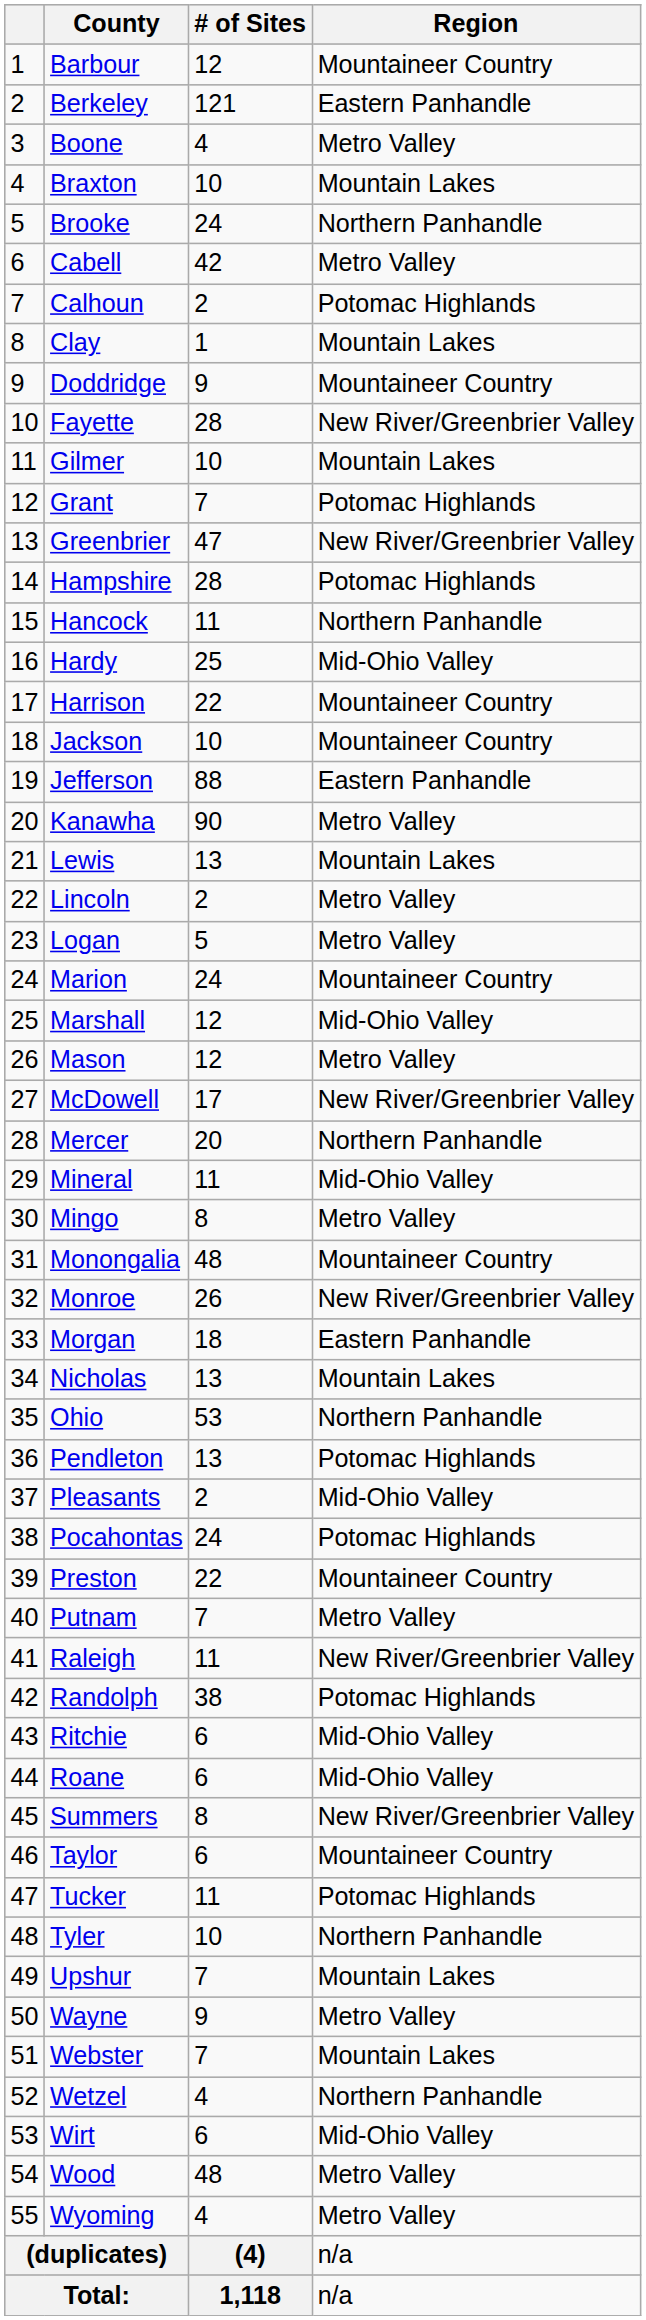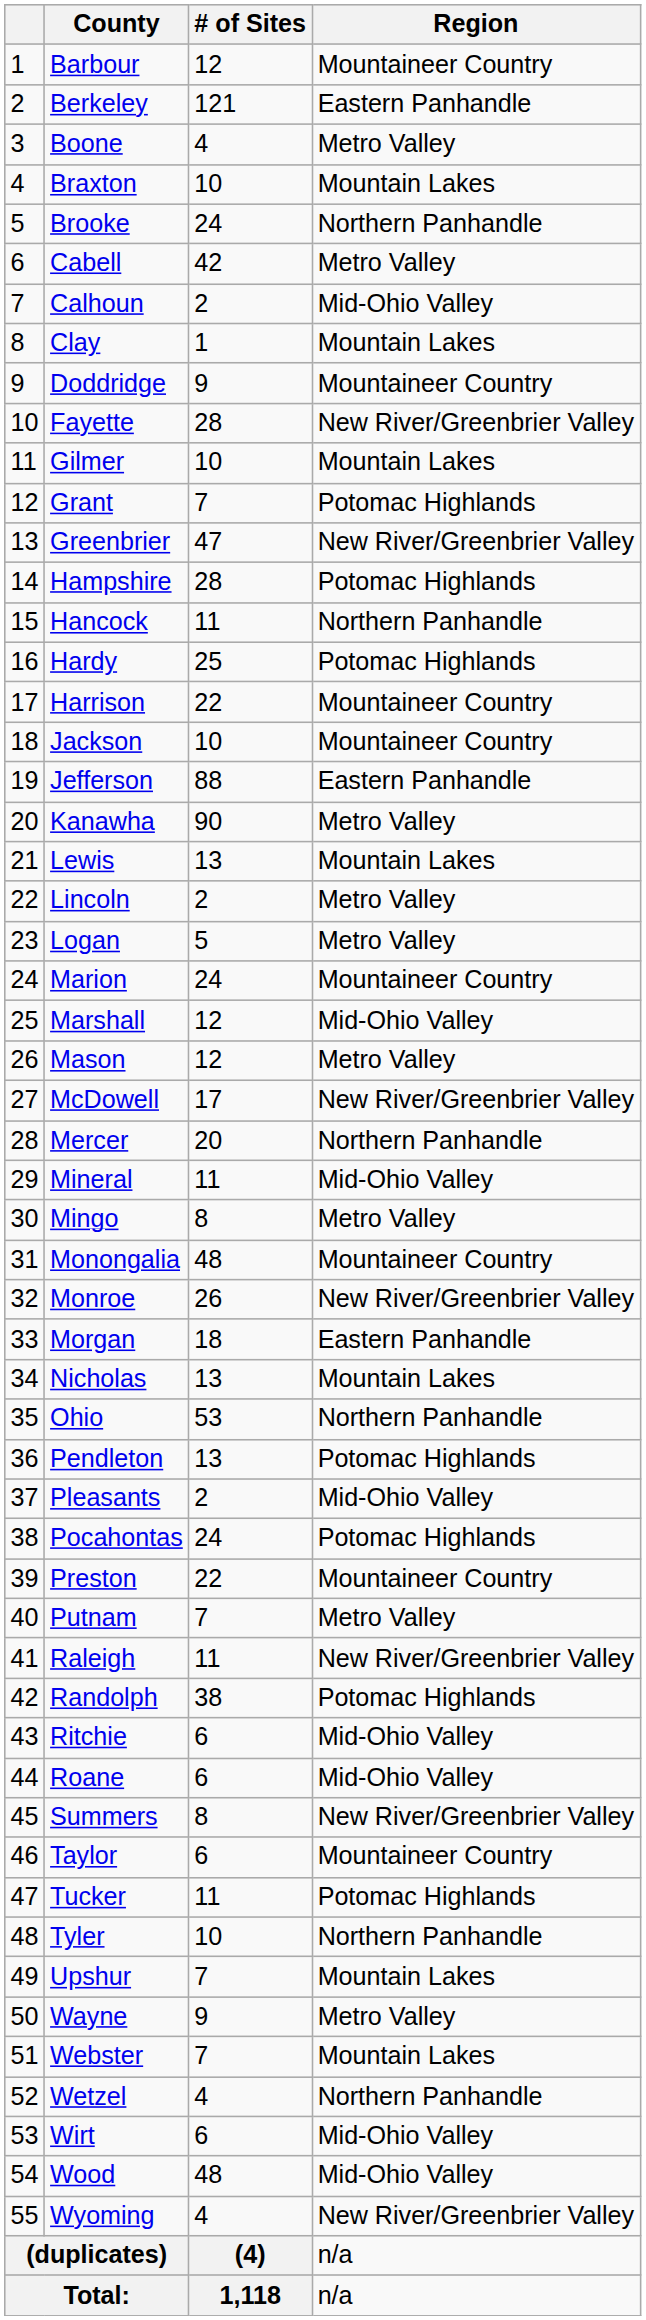(427, 303) Potomac Highlands -> (405, 303) Mid-Ohio Valley
(405, 661) Mid-Ohio Valley -> (427, 661) Potomac Highlands
(387, 2175) Metro Valley -> (405, 2175) Mid-Ohio Valley
(387, 2215) Metro Valley -> (476, 2215) New River/Greenbrier Valley
